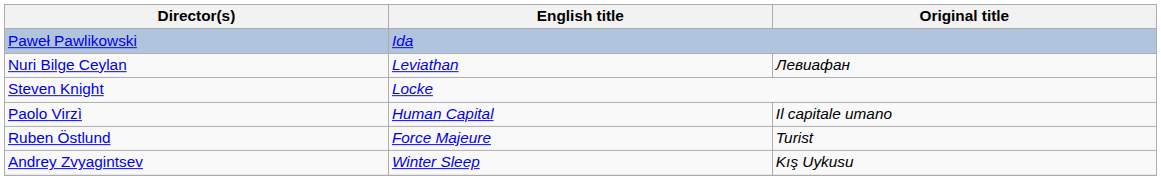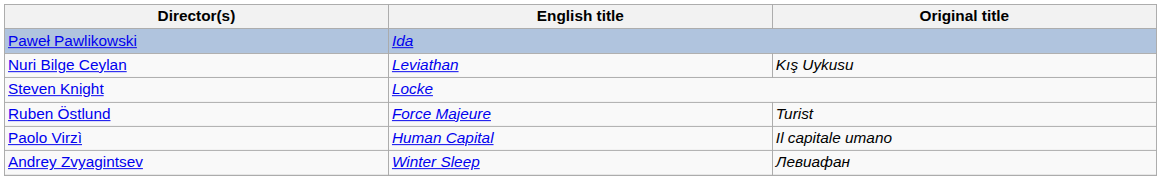(813, 65) Левиафан -> (815, 65) Kış Uykusu
rows swapped: (59, 138) <-> (45, 114)
(815, 162) Kış Uykusu -> (813, 162) Левиафан
